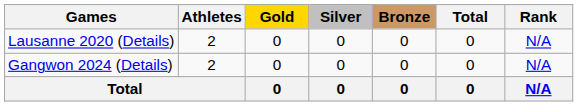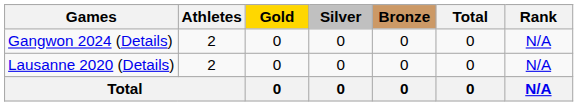rows swapped: (91, 41) <-> (90, 65)
